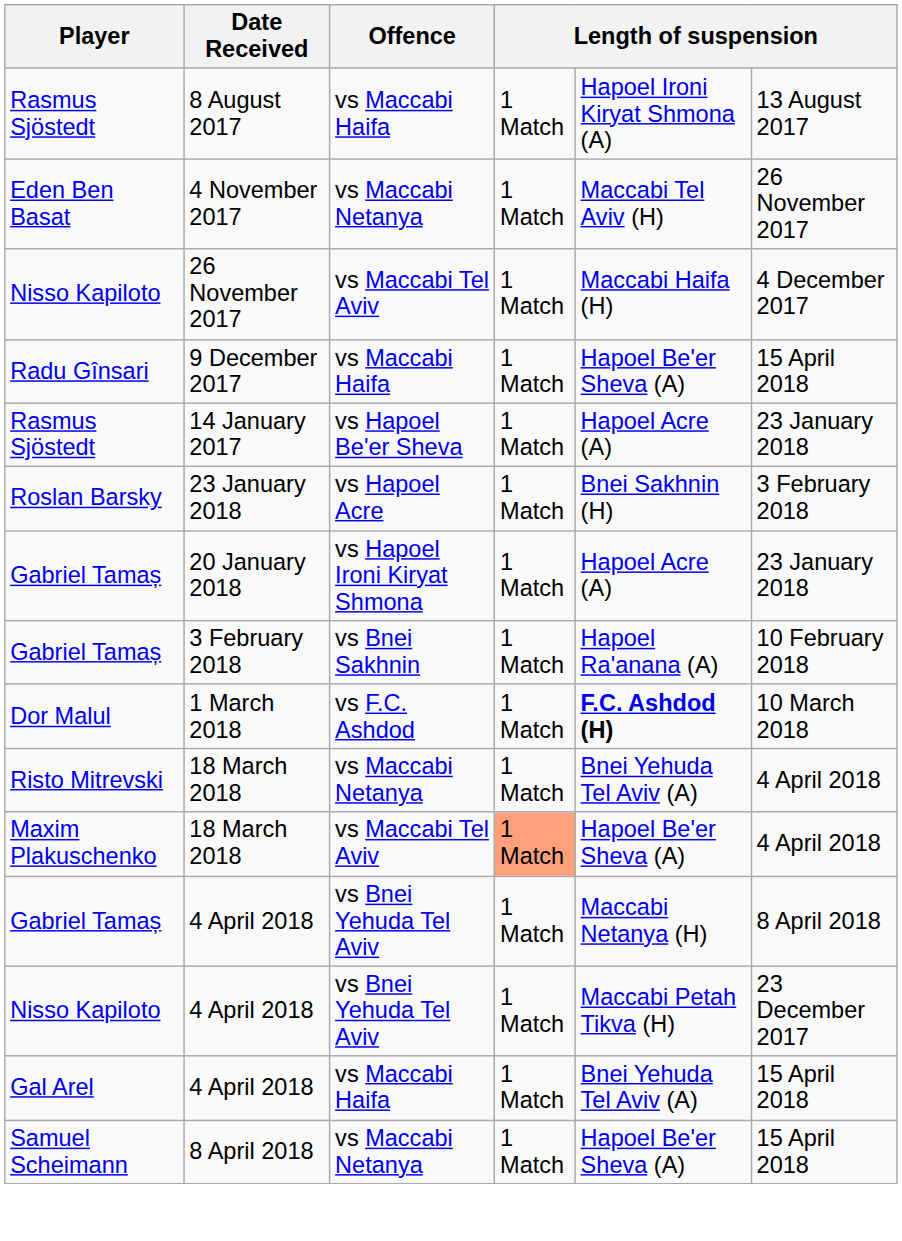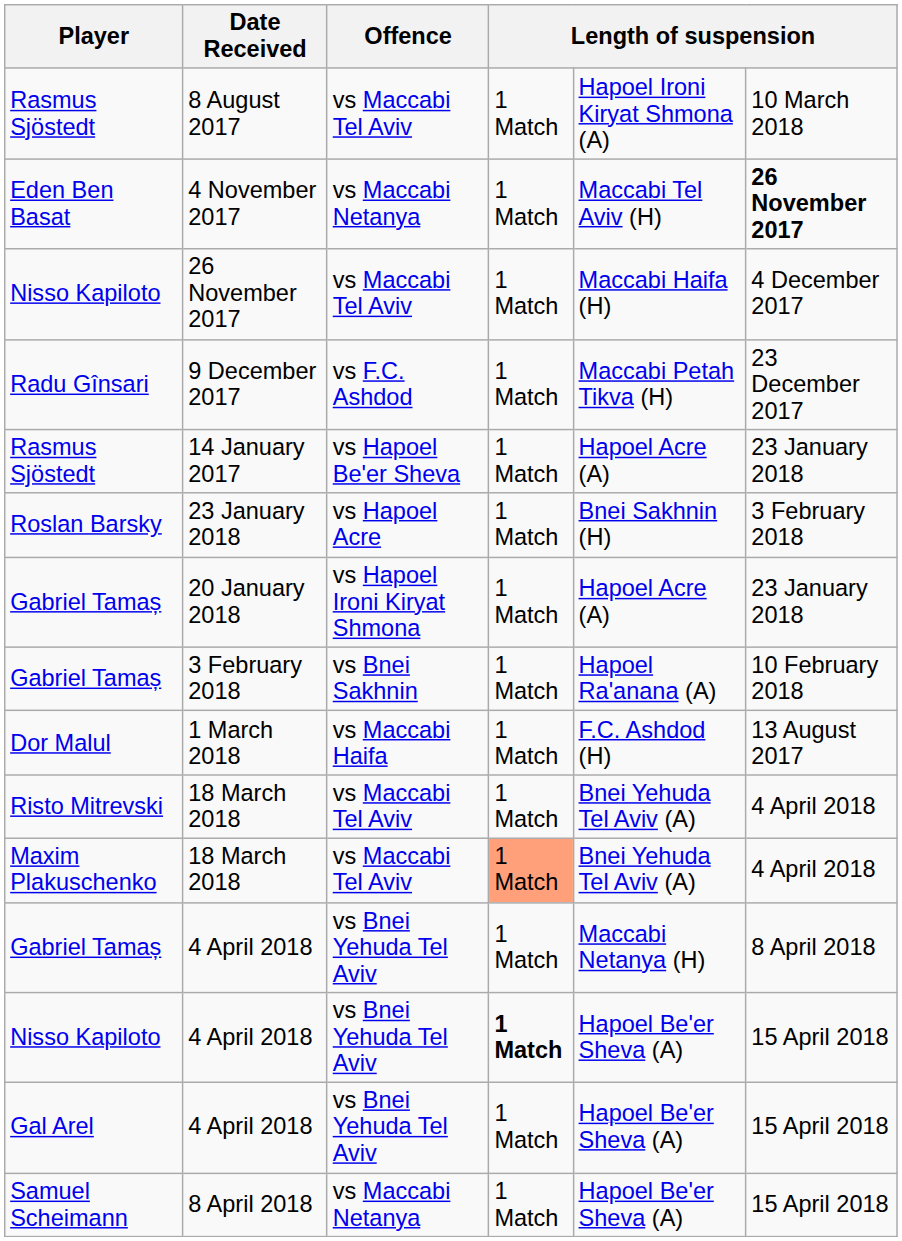(394, 113) vs Maccabi Haifa -> (392, 113) vs Maccabi Tel Aviv
(809, 113) 13 August 2017 -> (800, 113) 10 March 2018
(811, 203) normal -> (809, 203) bold
(394, 370) vs Maccabi Haifa -> (373, 384) vs F.C. Ashdod
(648, 370) Hapoel Be'er Sheva (A) -> (656, 384) Maccabi Petah Tikva (H)
(796, 370) 15 April 2018 -> (806, 384) 23 December 2017
(375, 716) vs F.C. Ashdod -> (392, 742) vs Maccabi Haifa
(648, 716) bold -> (642, 742) normal
(806, 716) 10 March 2018 -> (804, 742) 13 August 2017
(394, 779) vs Maccabi Netanya -> (392, 806) vs Maccabi Tel Aviv
(648, 843) Hapoel Be'er Sheva (A) -> (645, 870) Bnei Yehuda Tel Aviv (A)
(532, 1010) normal -> (528, 1037) bold
(658, 1010) Maccabi Petah Tikva (H) -> (646, 1037) Hapoel Be'er Sheva (A)
(811, 1010) 23 December 2017 -> (820, 1037) 15 April 2018
(394, 1087) vs Maccabi Haifa -> (390, 1127) vs Bnei Yehuda Tel Aviv
(647, 1087) Bnei Yehuda Tel Aviv (A) -> (646, 1127) Hapoel Be'er Sheva (A)
